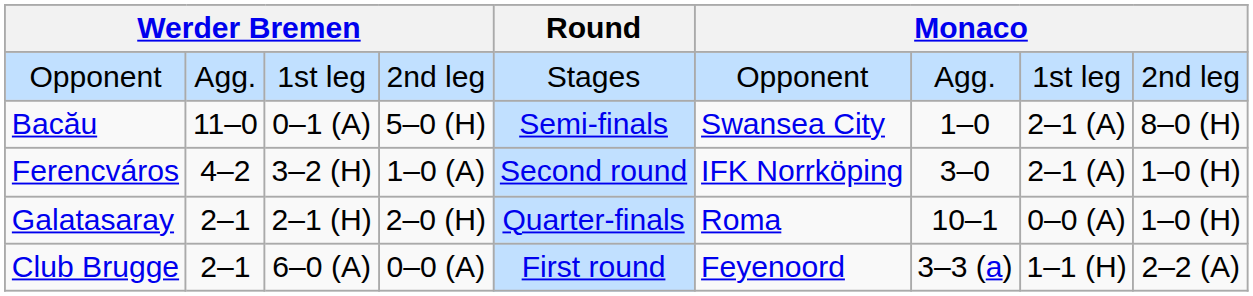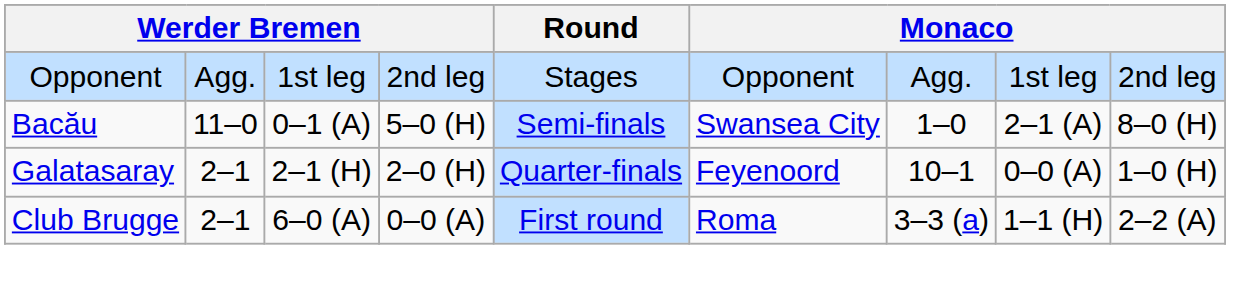- row: (95, 171)
(741, 219) Roma -> (768, 171) Feyenoord
(773, 266) Feyenoord -> (736, 219) Roma
